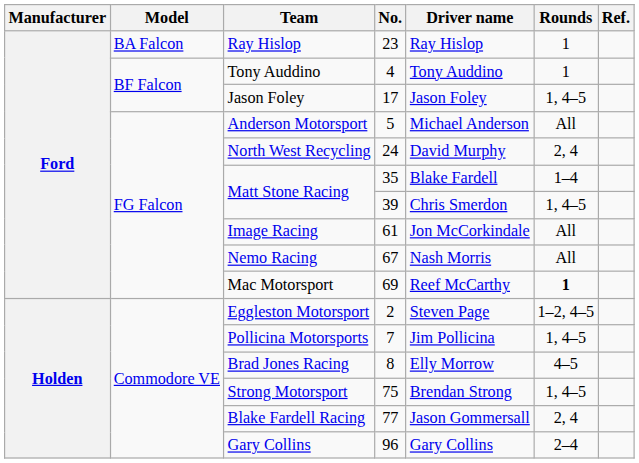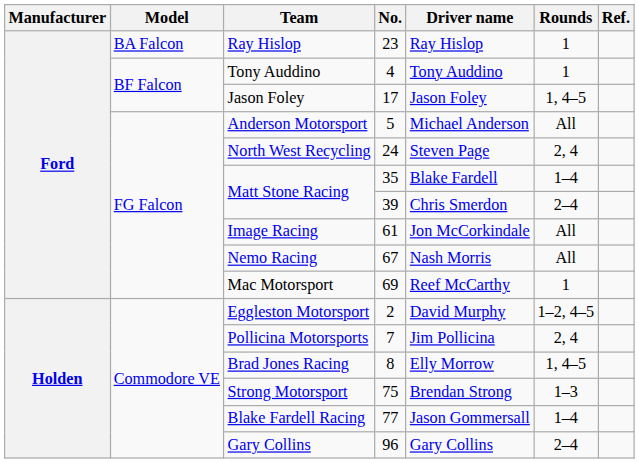(458, 150) David Murphy -> (450, 150) Steven Page
(566, 204) 1, 4–5 -> (566, 204) 2–4
(566, 284) bold -> (566, 284) normal
(450, 311) Steven Page -> (458, 311) David Murphy
(566, 337) 1, 4–5 -> (566, 337) 2, 4
(566, 364) 4–5 -> (566, 364) 1, 4–5
(566, 391) 1, 4–5 -> (566, 391) 1–3
(566, 417) 2, 4 -> (566, 417) 1–4
